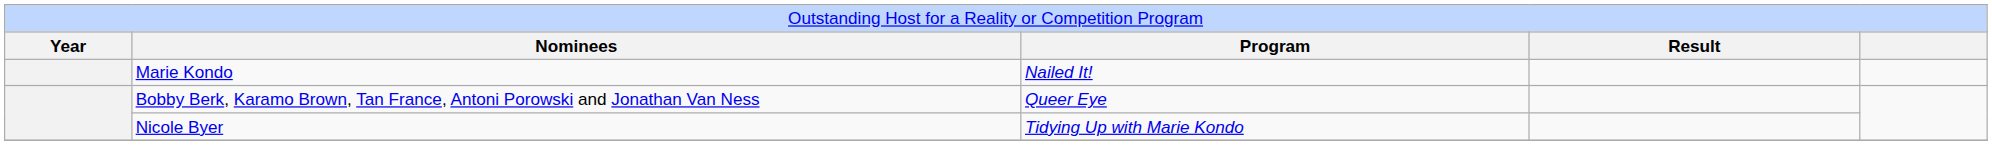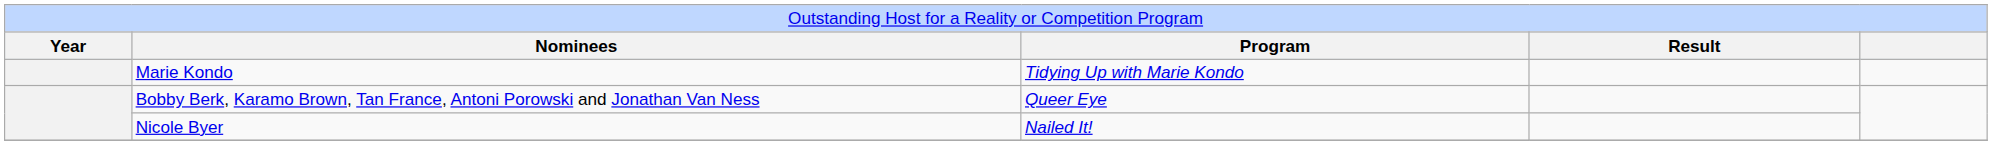(1059, 73) Nailed It! -> (1134, 73) Tidying Up with Marie Kondo
(1134, 127) Tidying Up with Marie Kondo -> (1059, 127) Nailed It!
